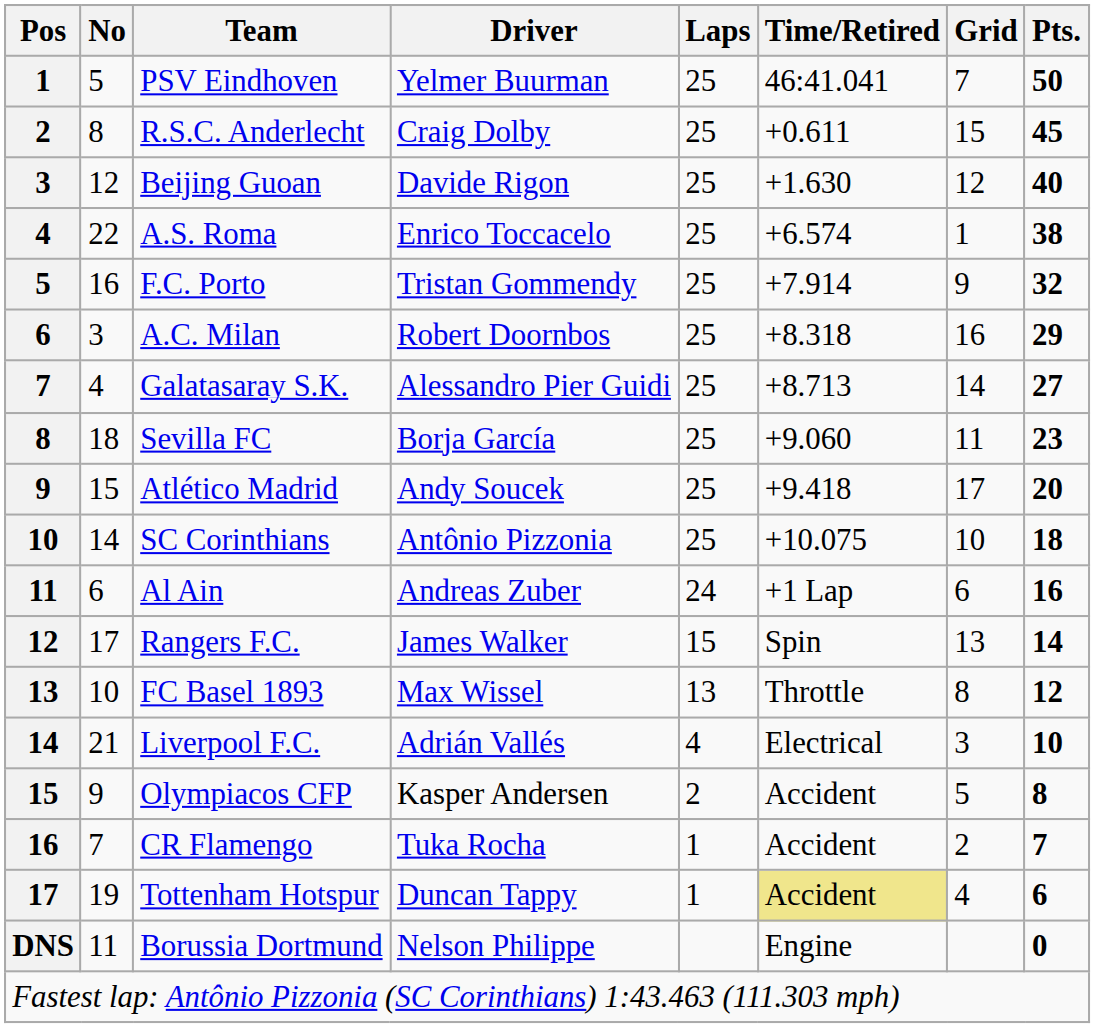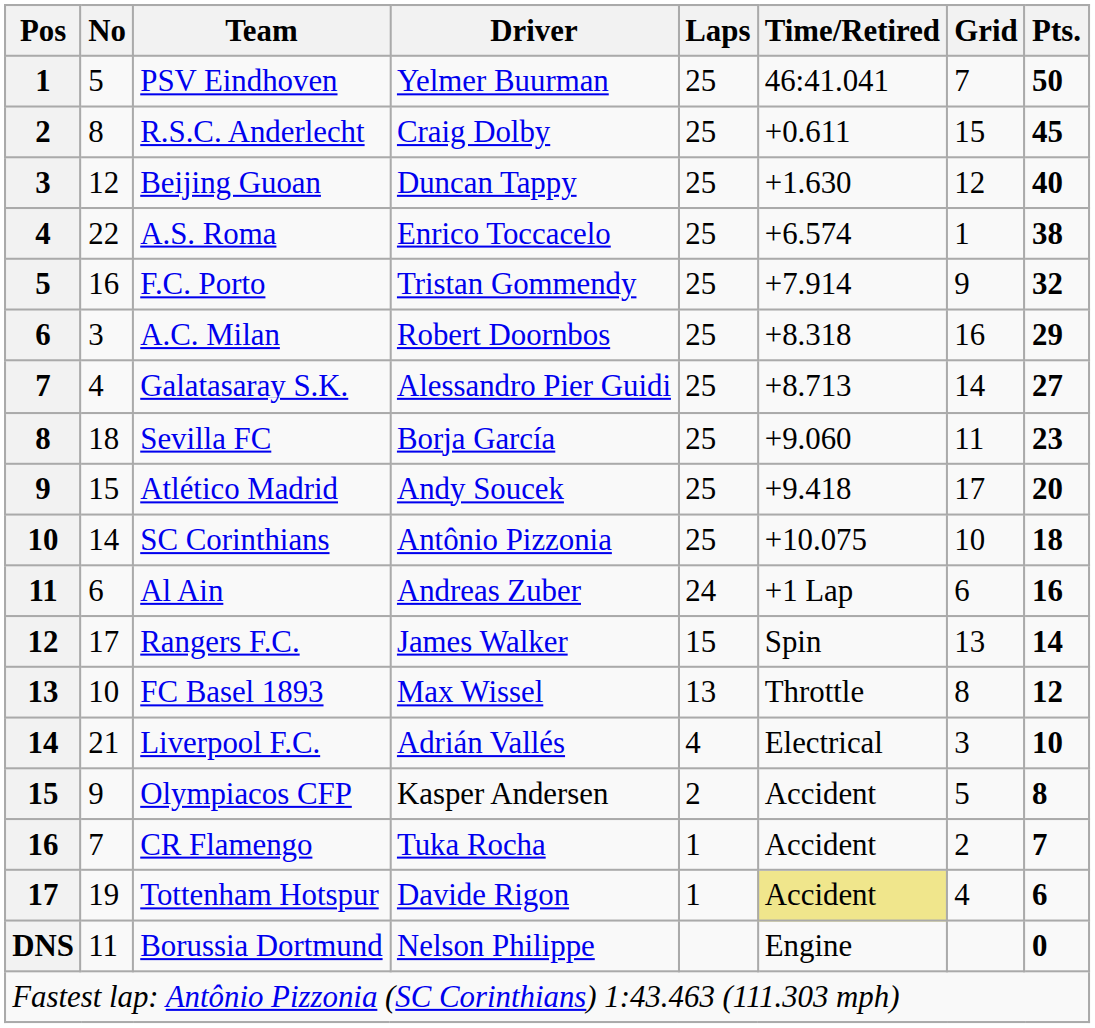(483, 182) Davide Rigon -> (487, 182) Duncan Tappy
(487, 895) Duncan Tappy -> (483, 895) Davide Rigon
